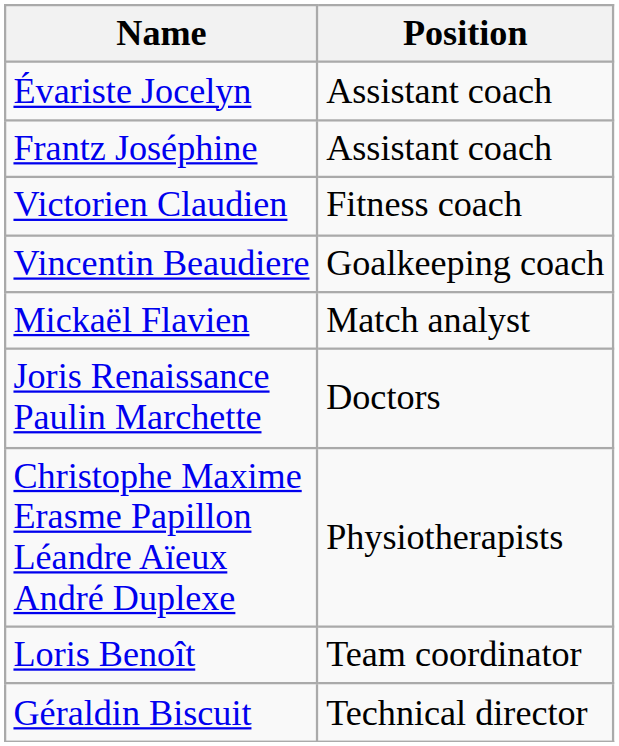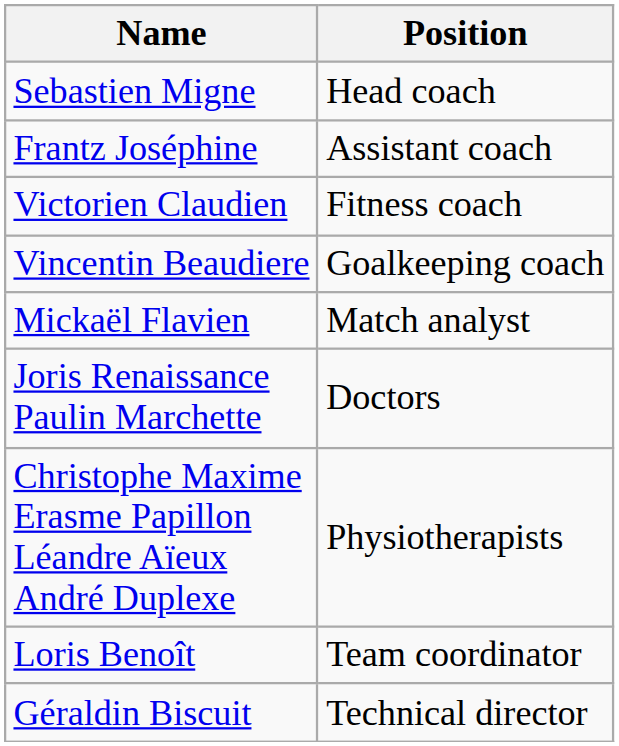+ row: (134, 90)
- row: (132, 90)
